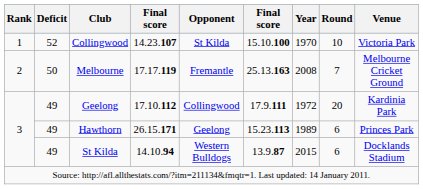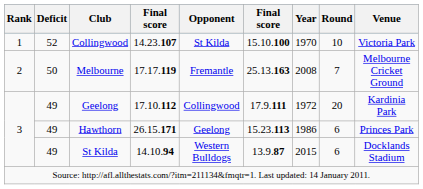(306, 129) 1989 -> (306, 129) 1986
